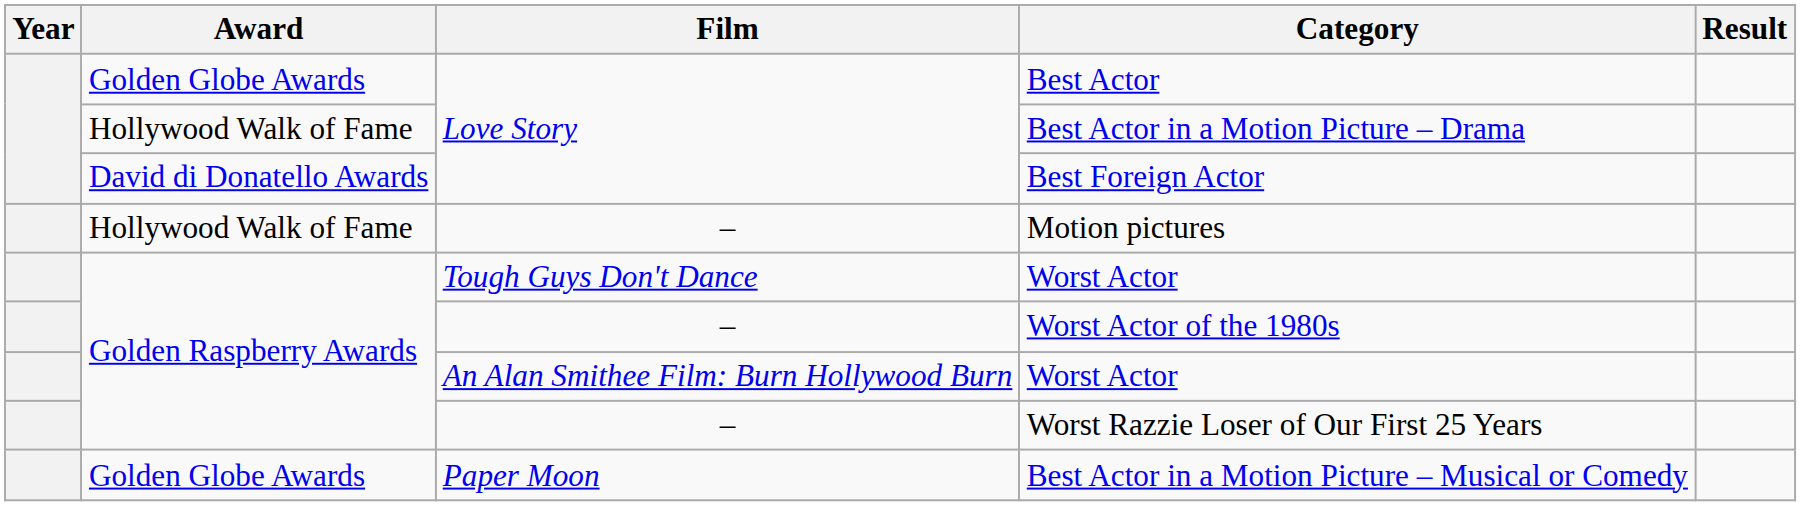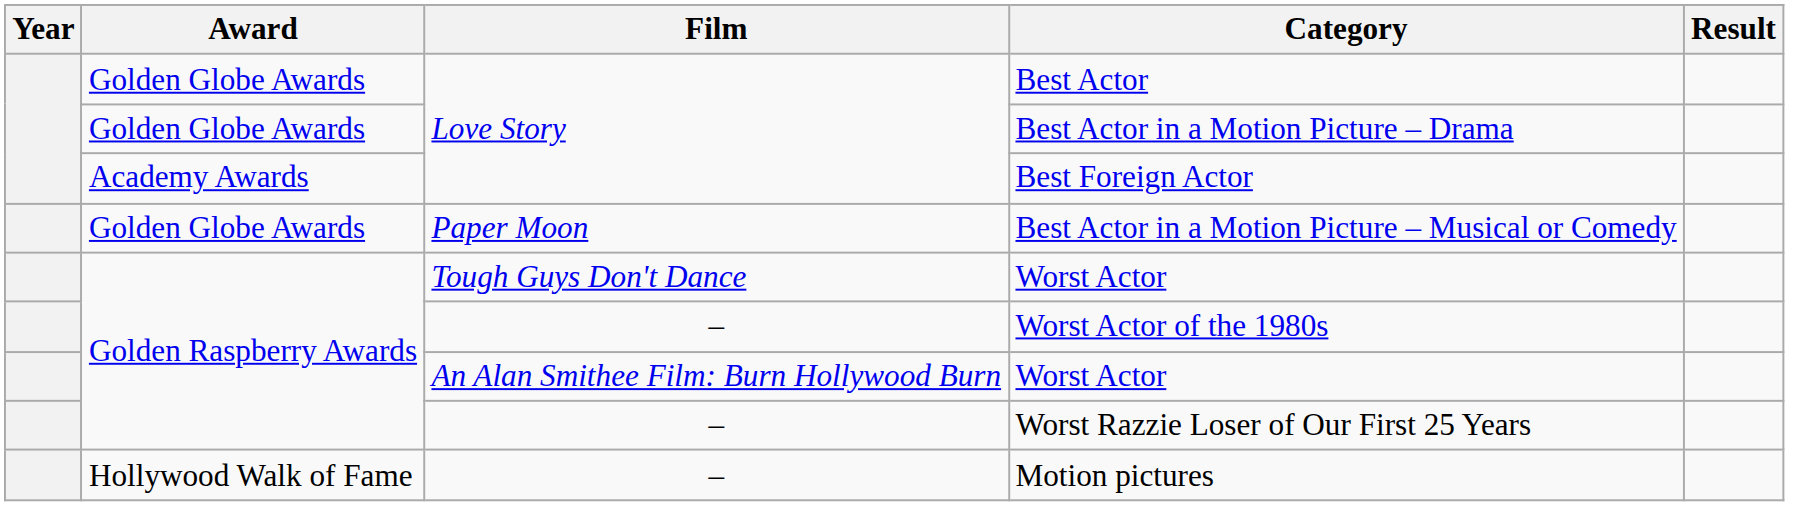(251, 128) Hollywood Walk of Fame -> (227, 128) Golden Globe Awards
(259, 177) David di Donatello Awards -> (199, 177) Academy Awards
rows swapped: (521, 474) <-> (728, 227)
